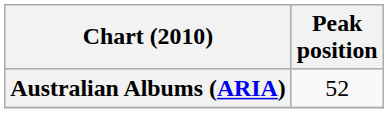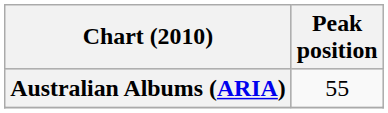(337, 88) 52 -> (337, 88) 55
